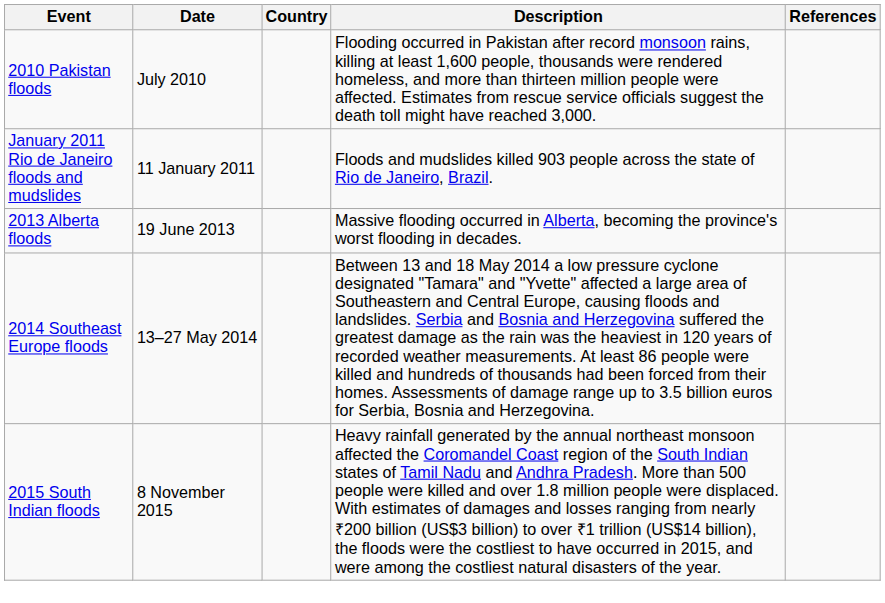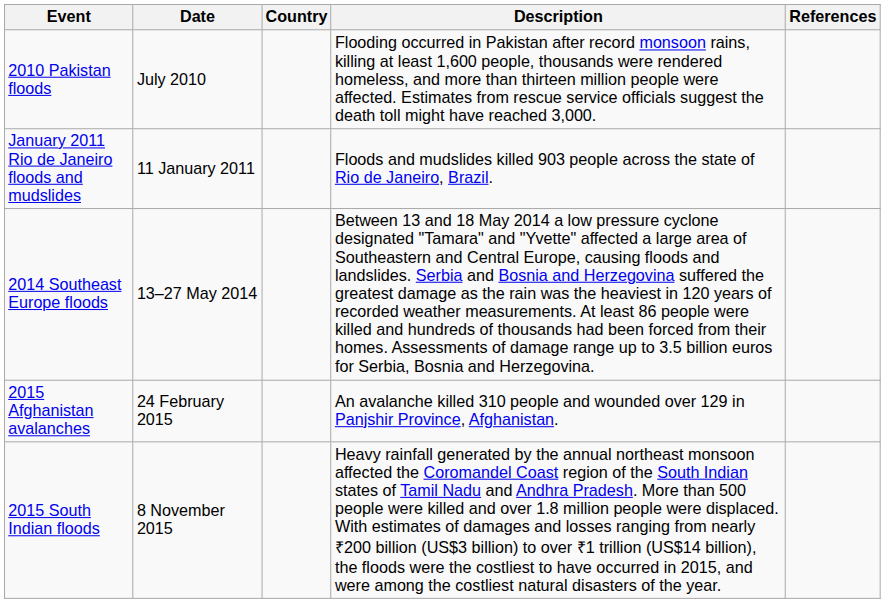- row: (54, 230)
+ row: (51, 410)
